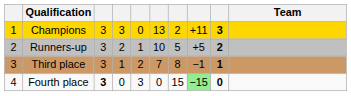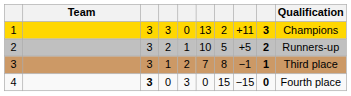columns swapped: (288, 13) <-> (58, 13)
(199, 82) lightgreen background -> (245, 82) no background
